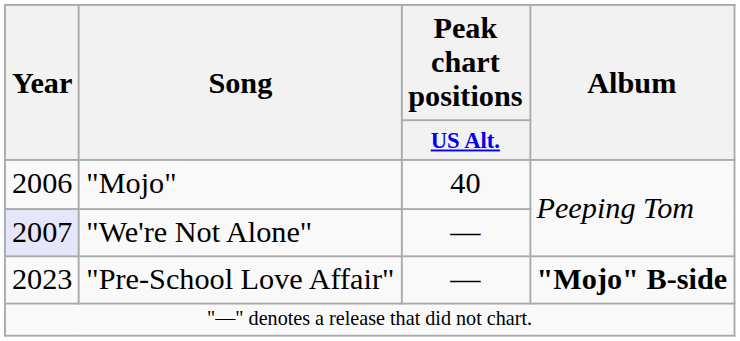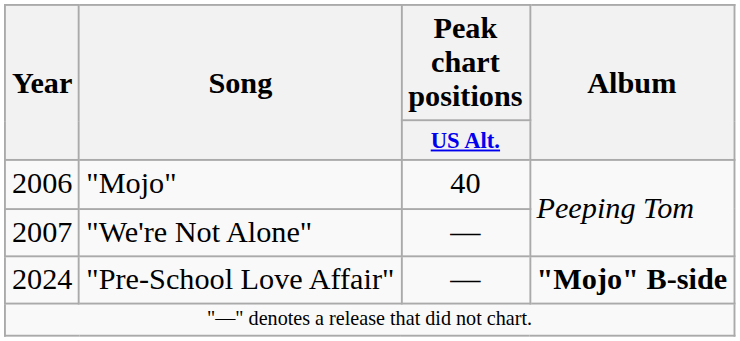(42, 231) lavender background -> (42, 231) no background
(42, 279) 2023 -> (42, 279) 2024
